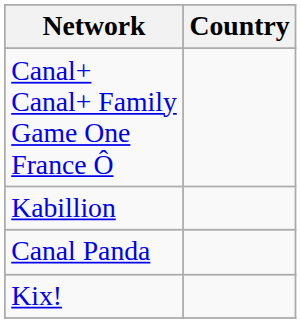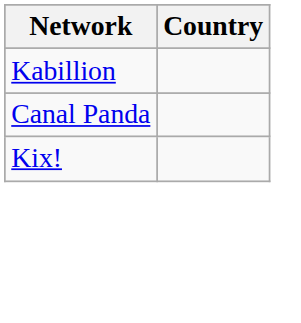- row: (94, 117)
